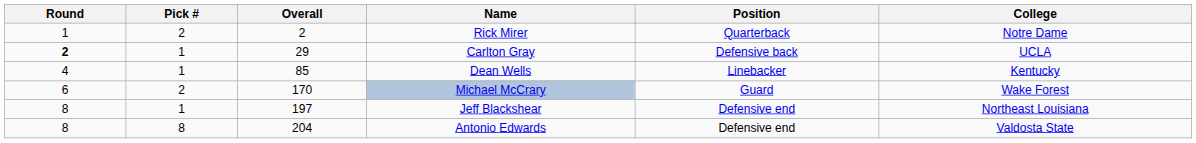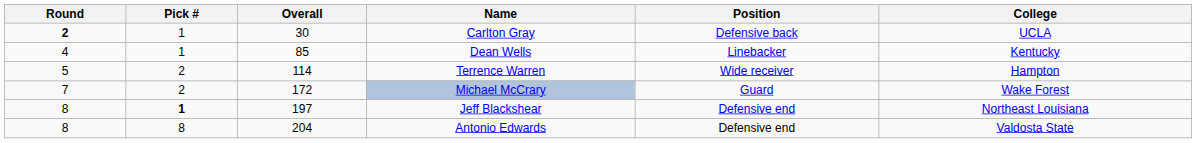- row: (501, 33)
(302, 52) 29 -> (302, 33) 30
+ row: (501, 71)
(65, 90) 6 -> (65, 90) 7
(302, 90) 170 -> (302, 90) 172
(182, 109) normal -> (182, 109) bold
